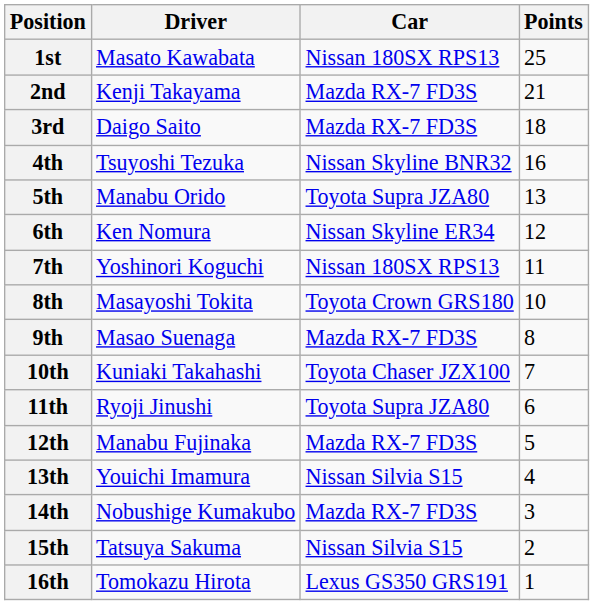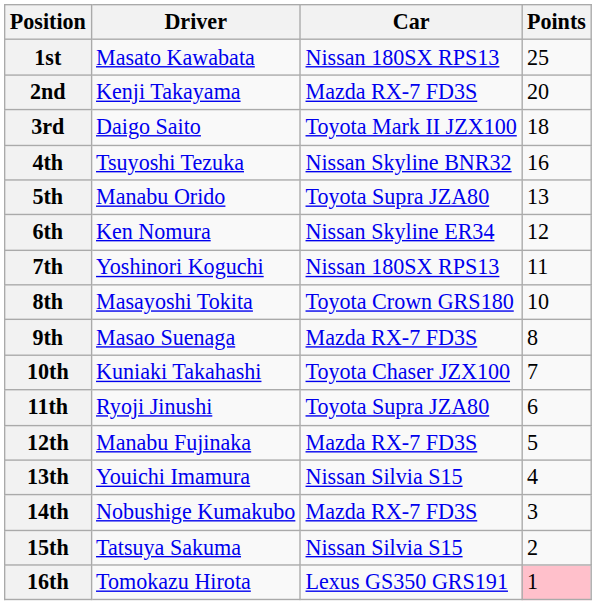(535, 92) 21 -> (538, 92) 20
(391, 127) Mazda RX-7 FD3S -> (411, 127) Toyota Mark II JZX100
(529, 582) no background -> (532, 582) pink background
